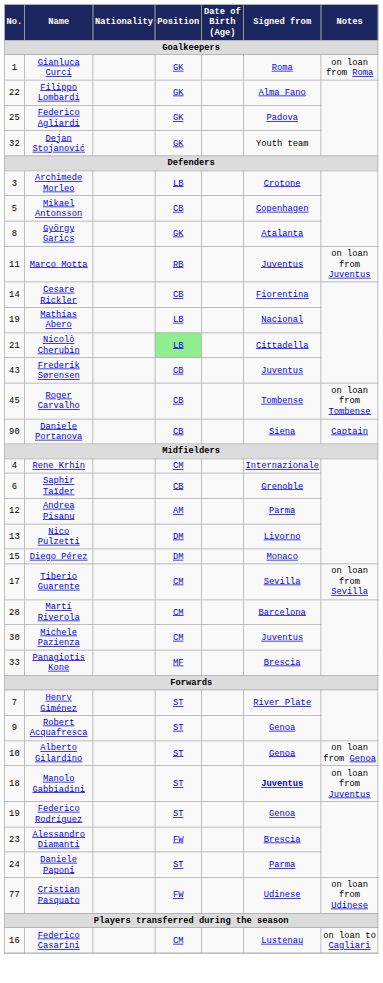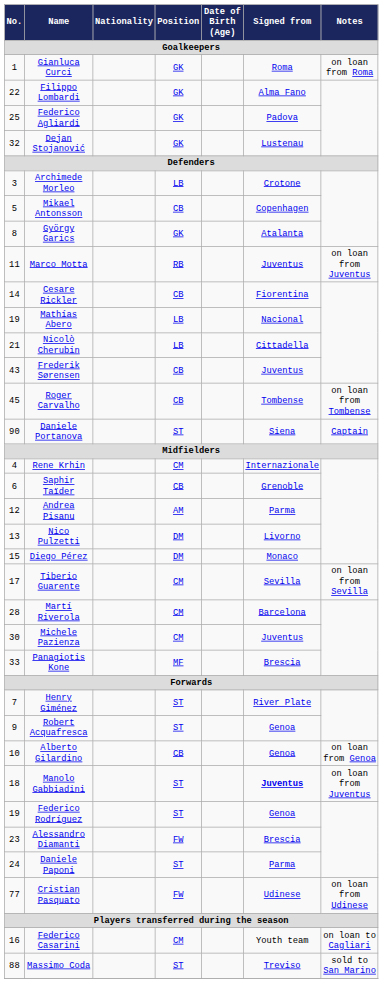(282, 143) Youth team -> (282, 143) Lustenau
(178, 345) lightgreen background -> (178, 345) no background
(178, 431) CB -> (178, 431) ST
(178, 753) ST -> (178, 753) CB
(282, 940) Lustenau -> (282, 940) Youth team
+ row: (59, 965)
